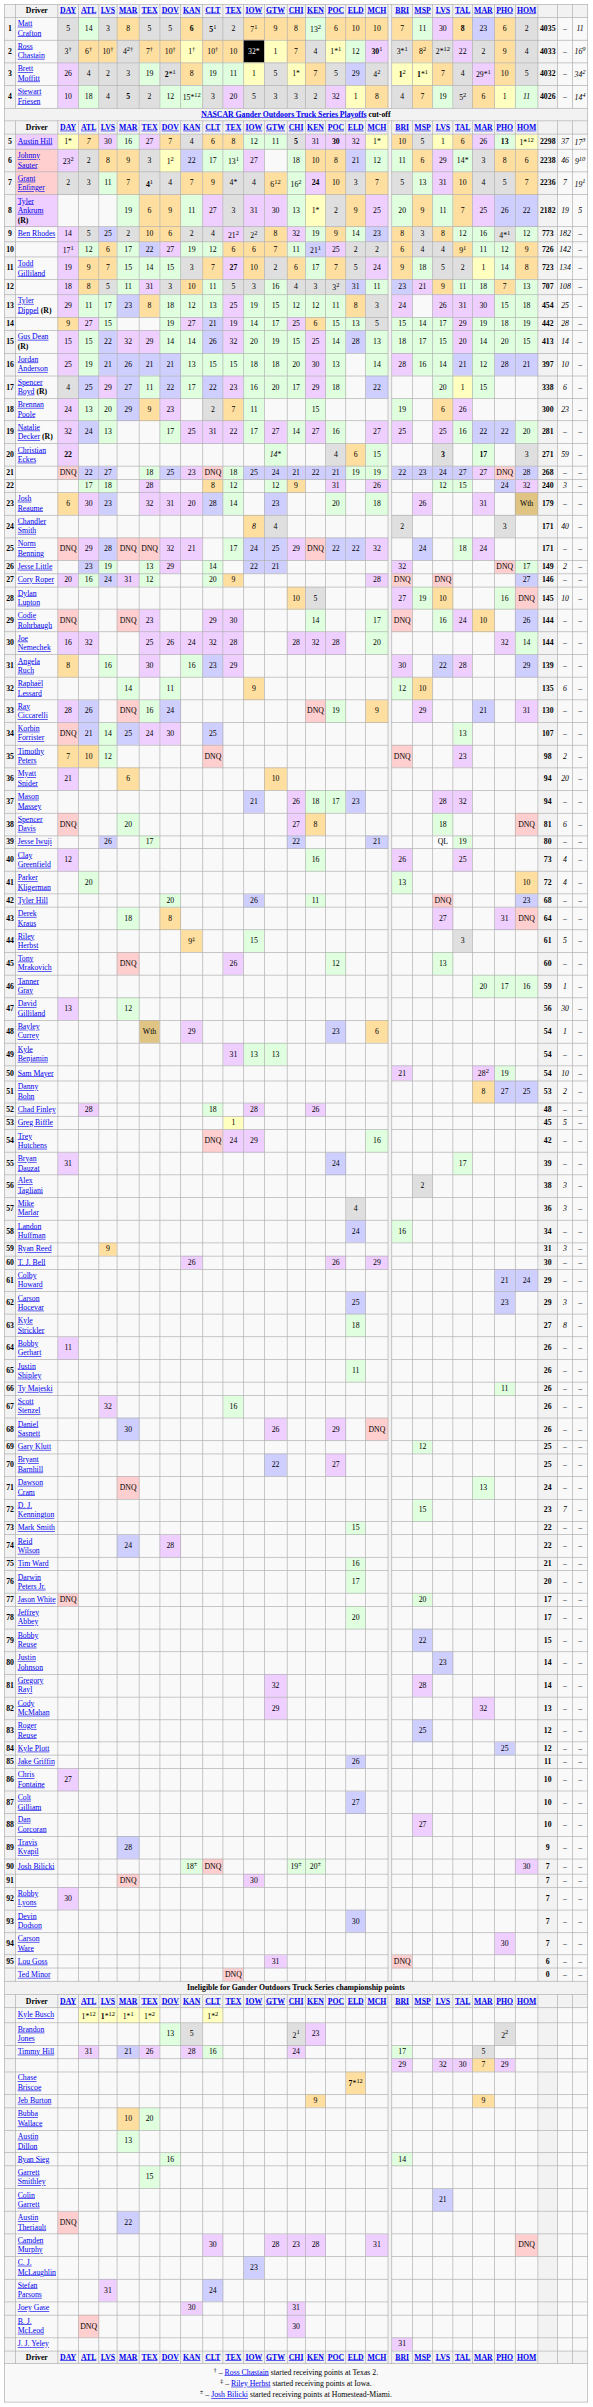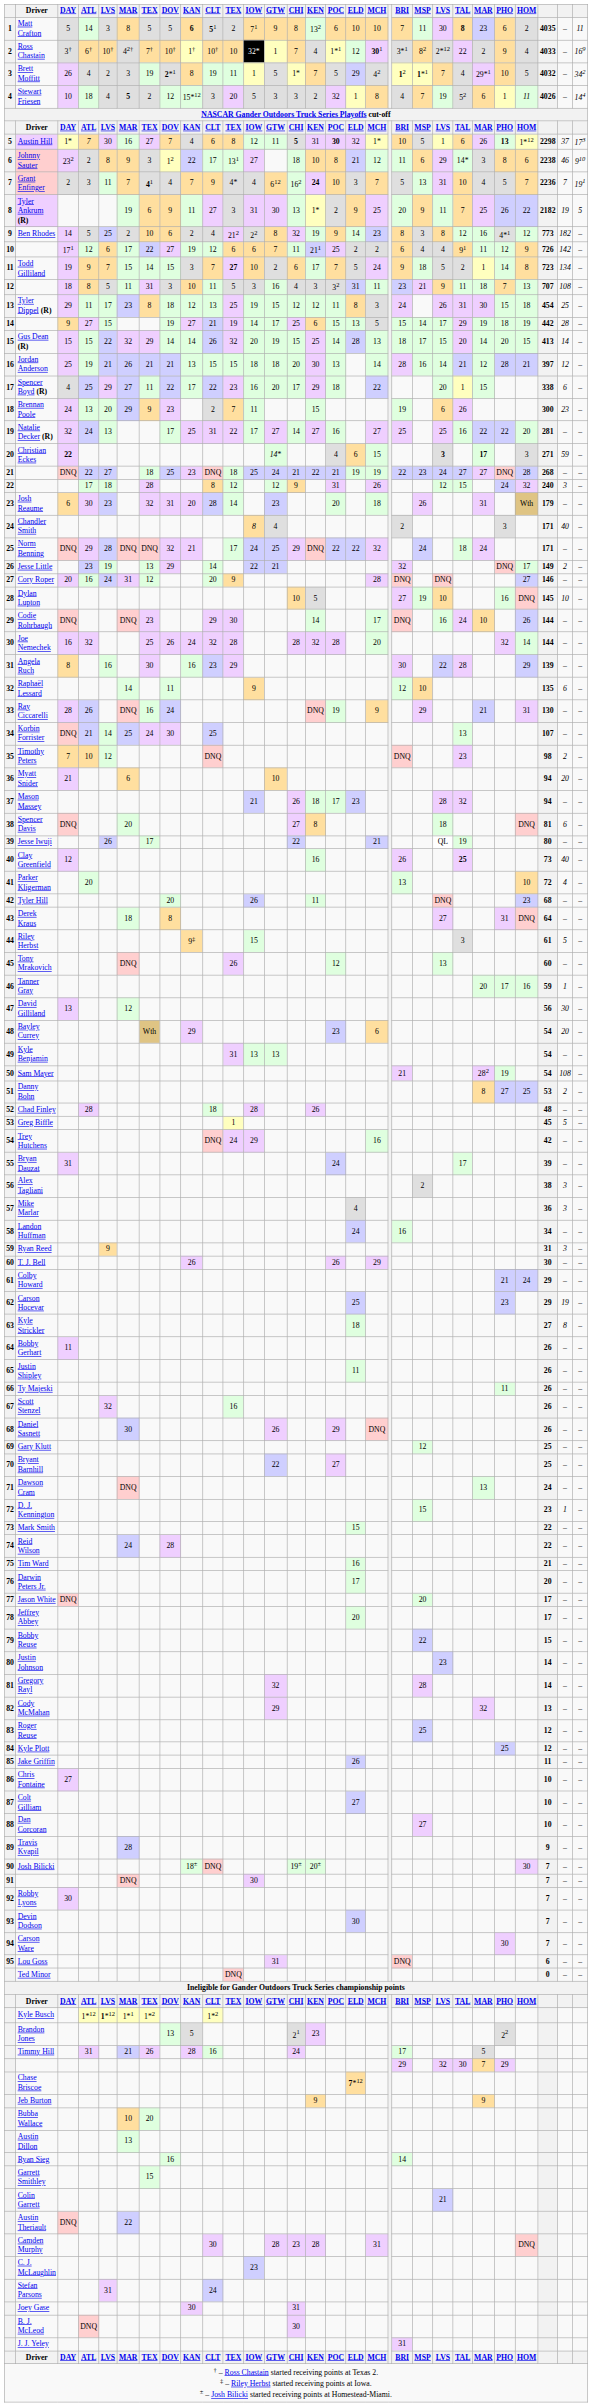(565, 364) 10 -> (565, 364) 12
(463, 860) normal -> (463, 860) bold
(565, 860) 4 -> (565, 860) 40
(565, 1032) 1 -> (565, 1032) 20
(565, 1073) 10 -> (565, 1073) 108
(565, 1303) 3 -> (565, 1303) 19
(565, 1510) 7 -> (565, 1510) 1
